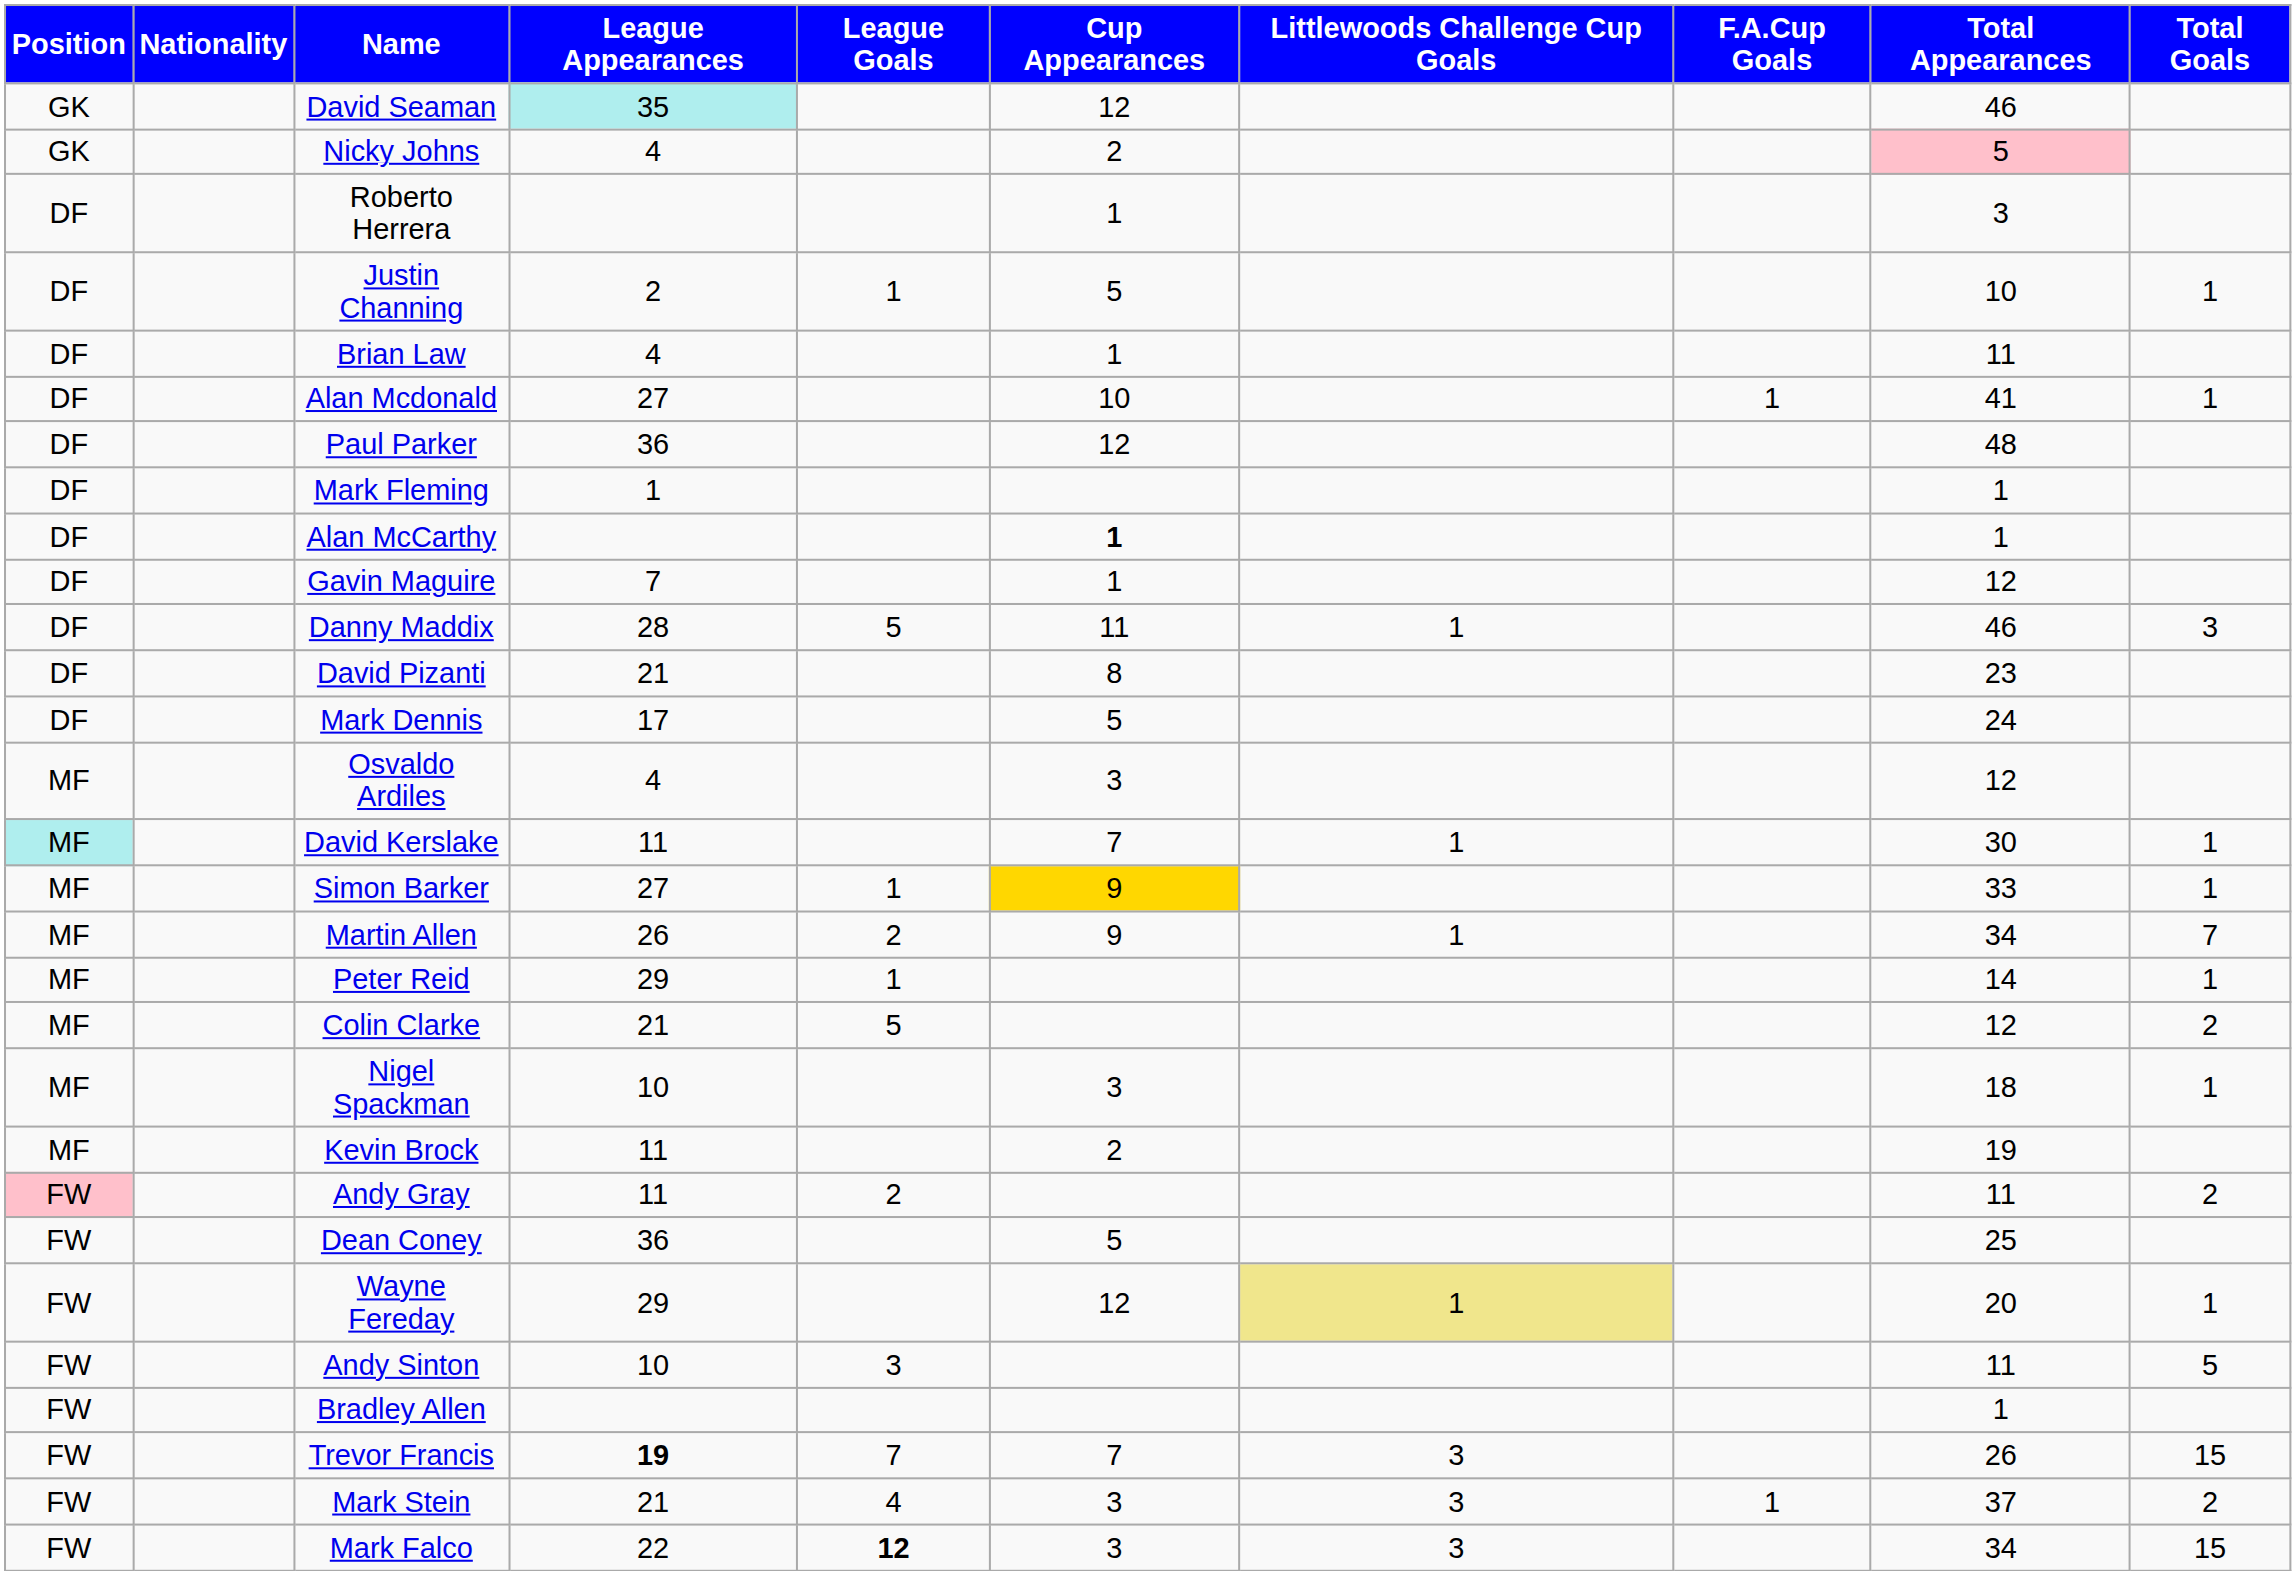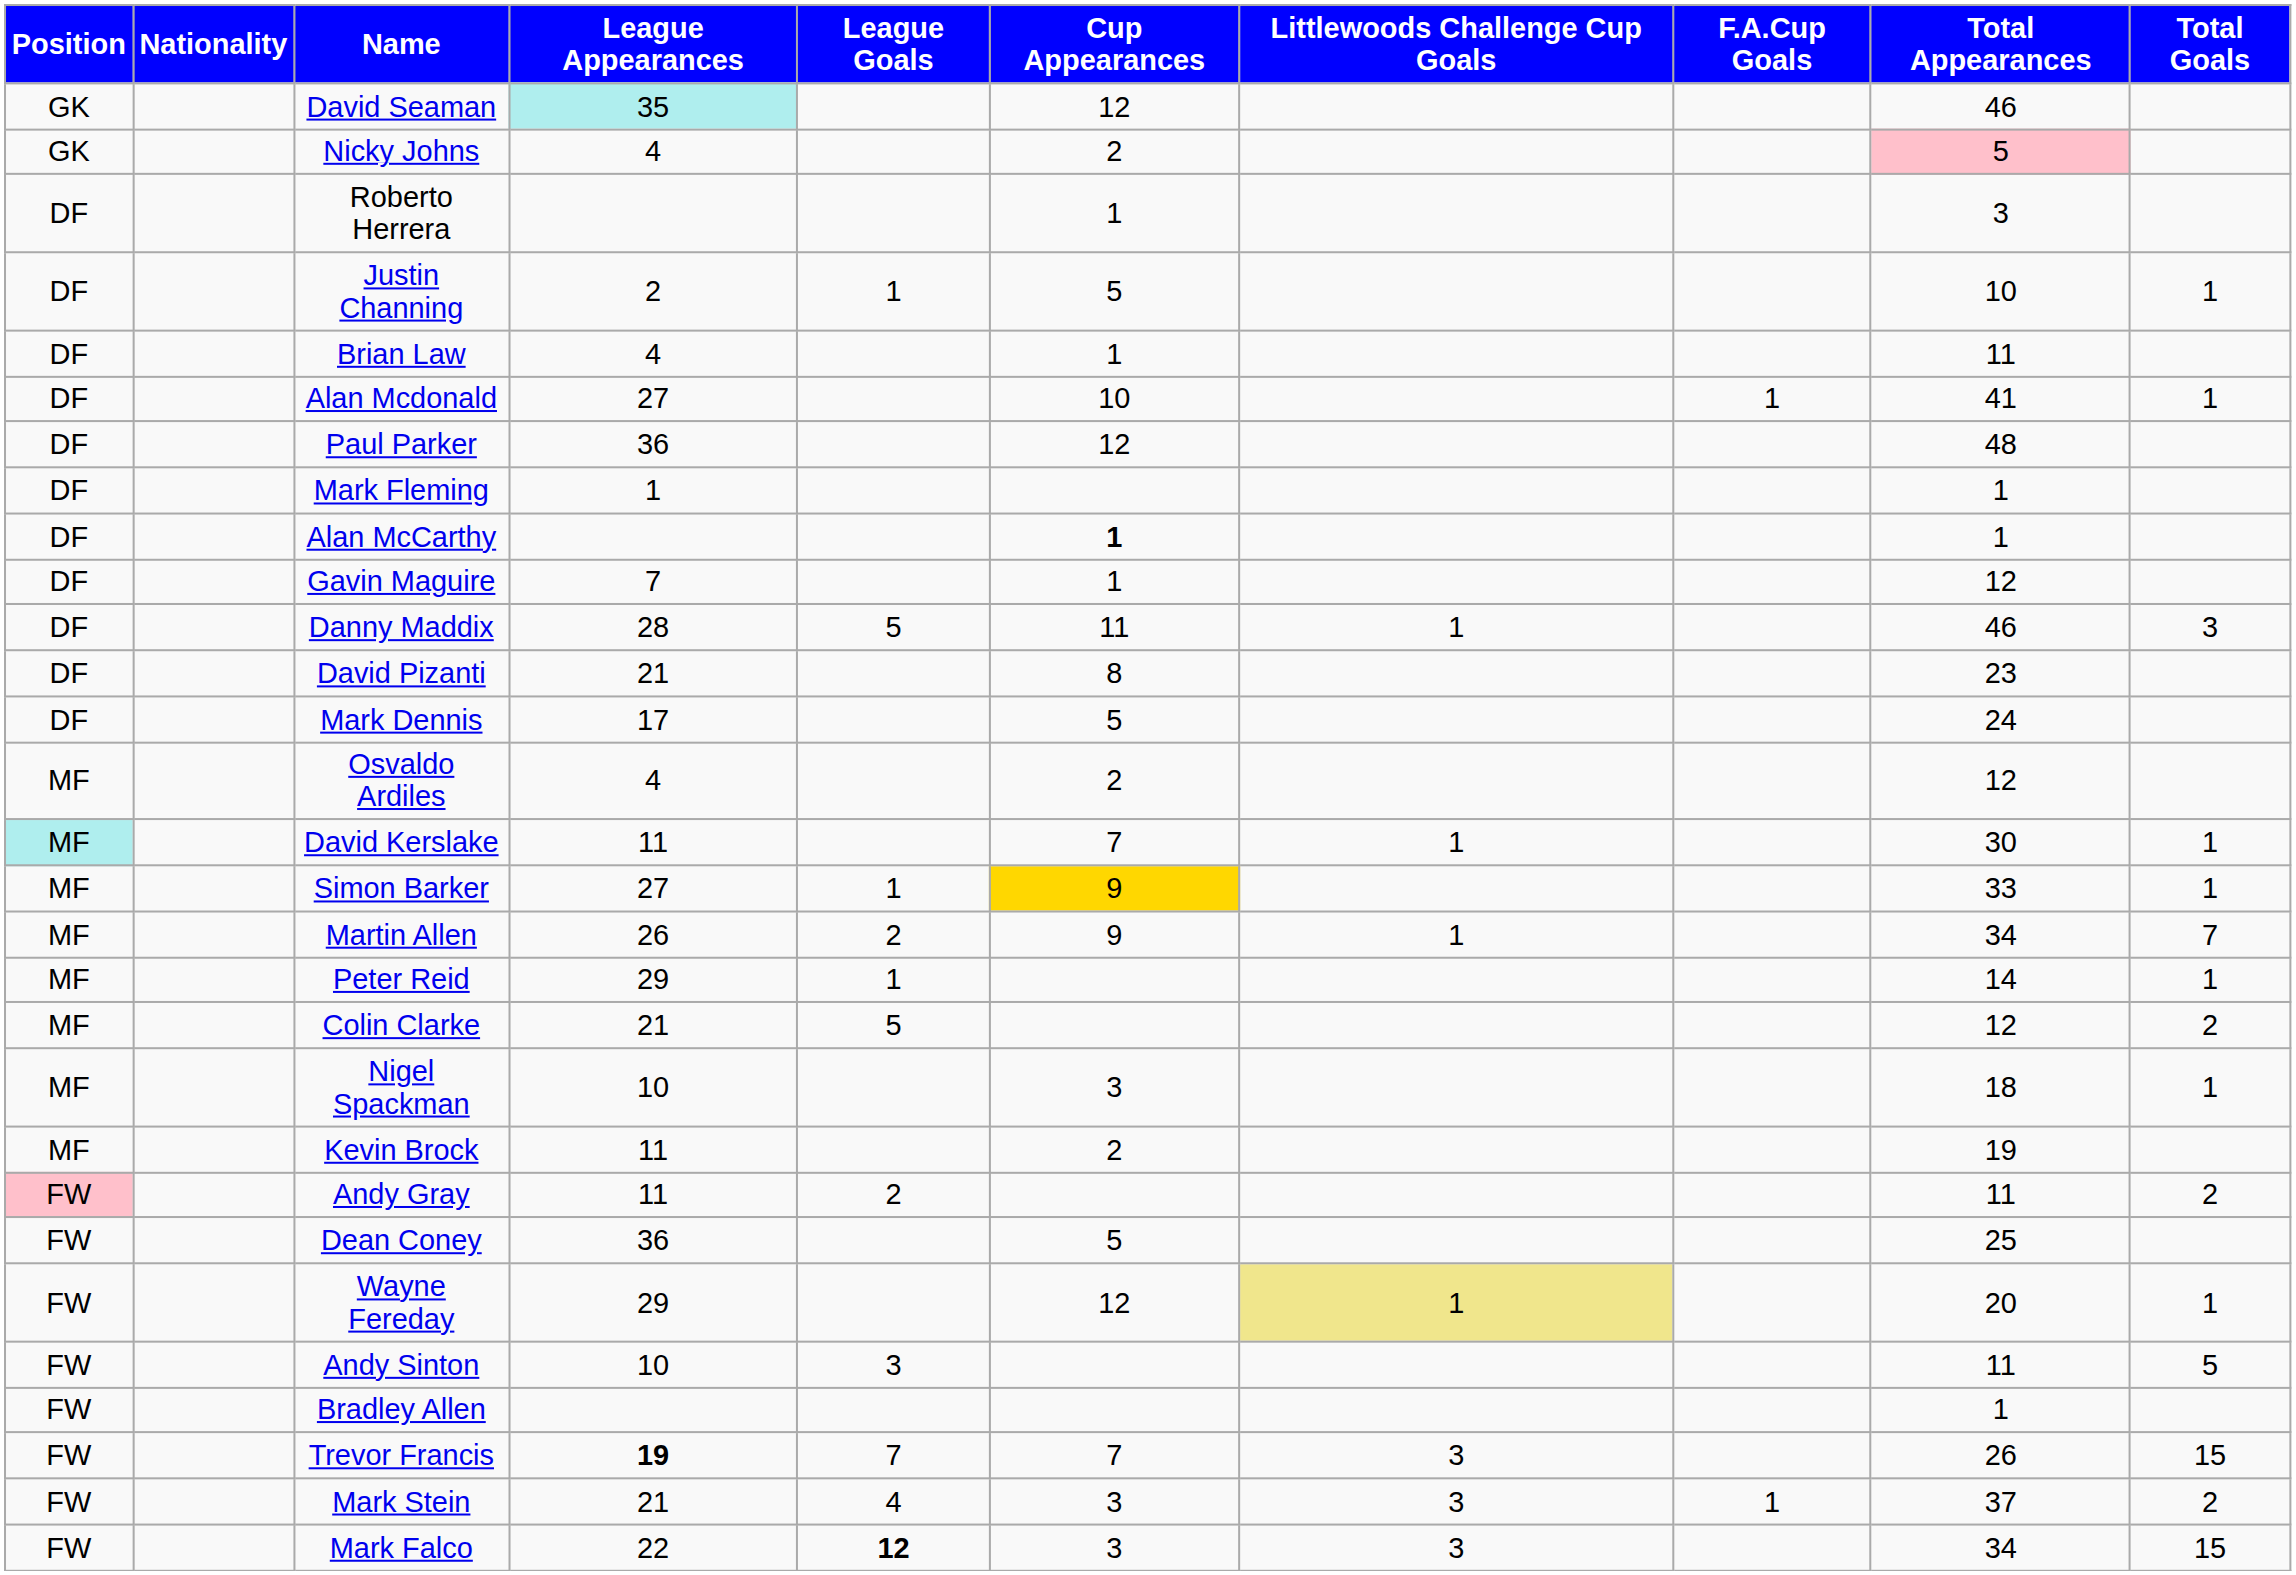(1114, 781) 3 -> (1114, 781) 2
